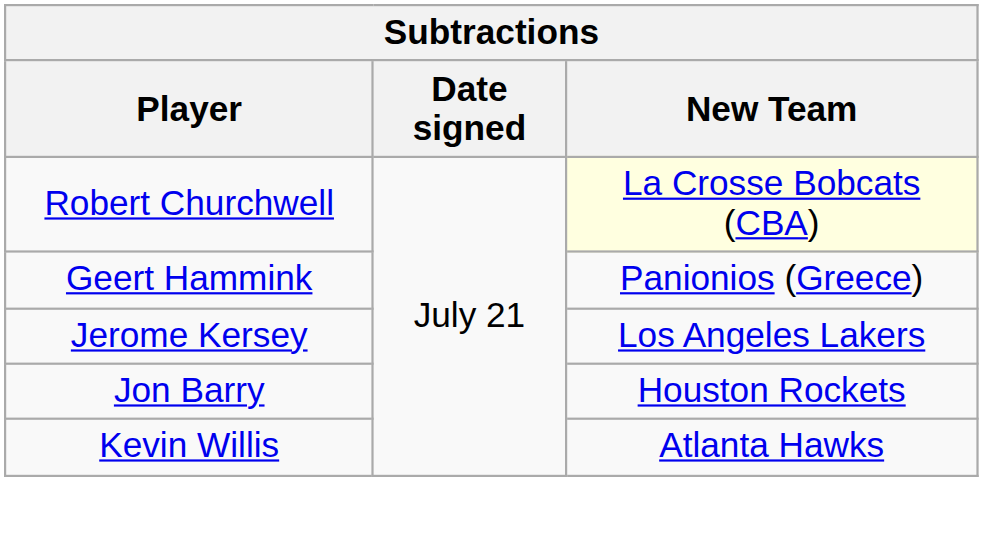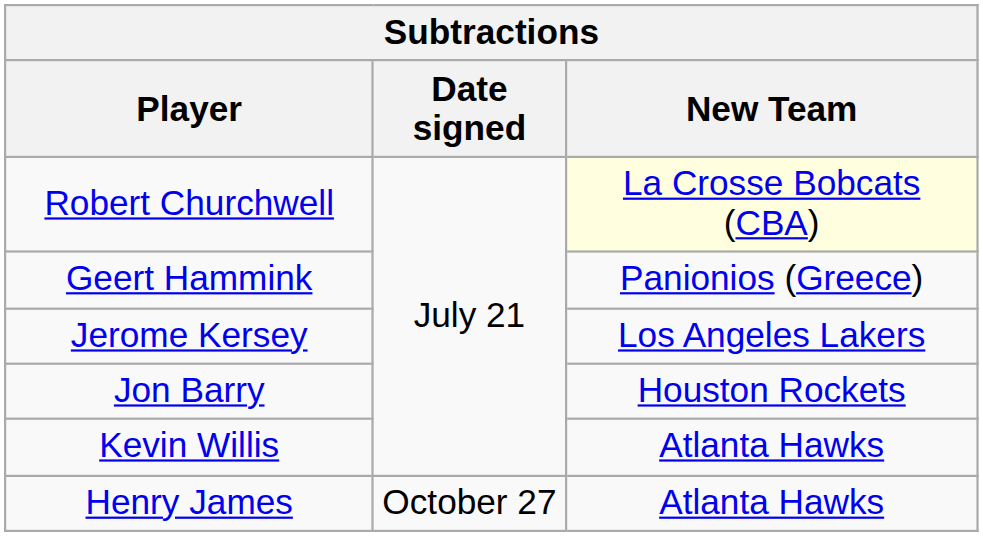+ row: (189, 502)
